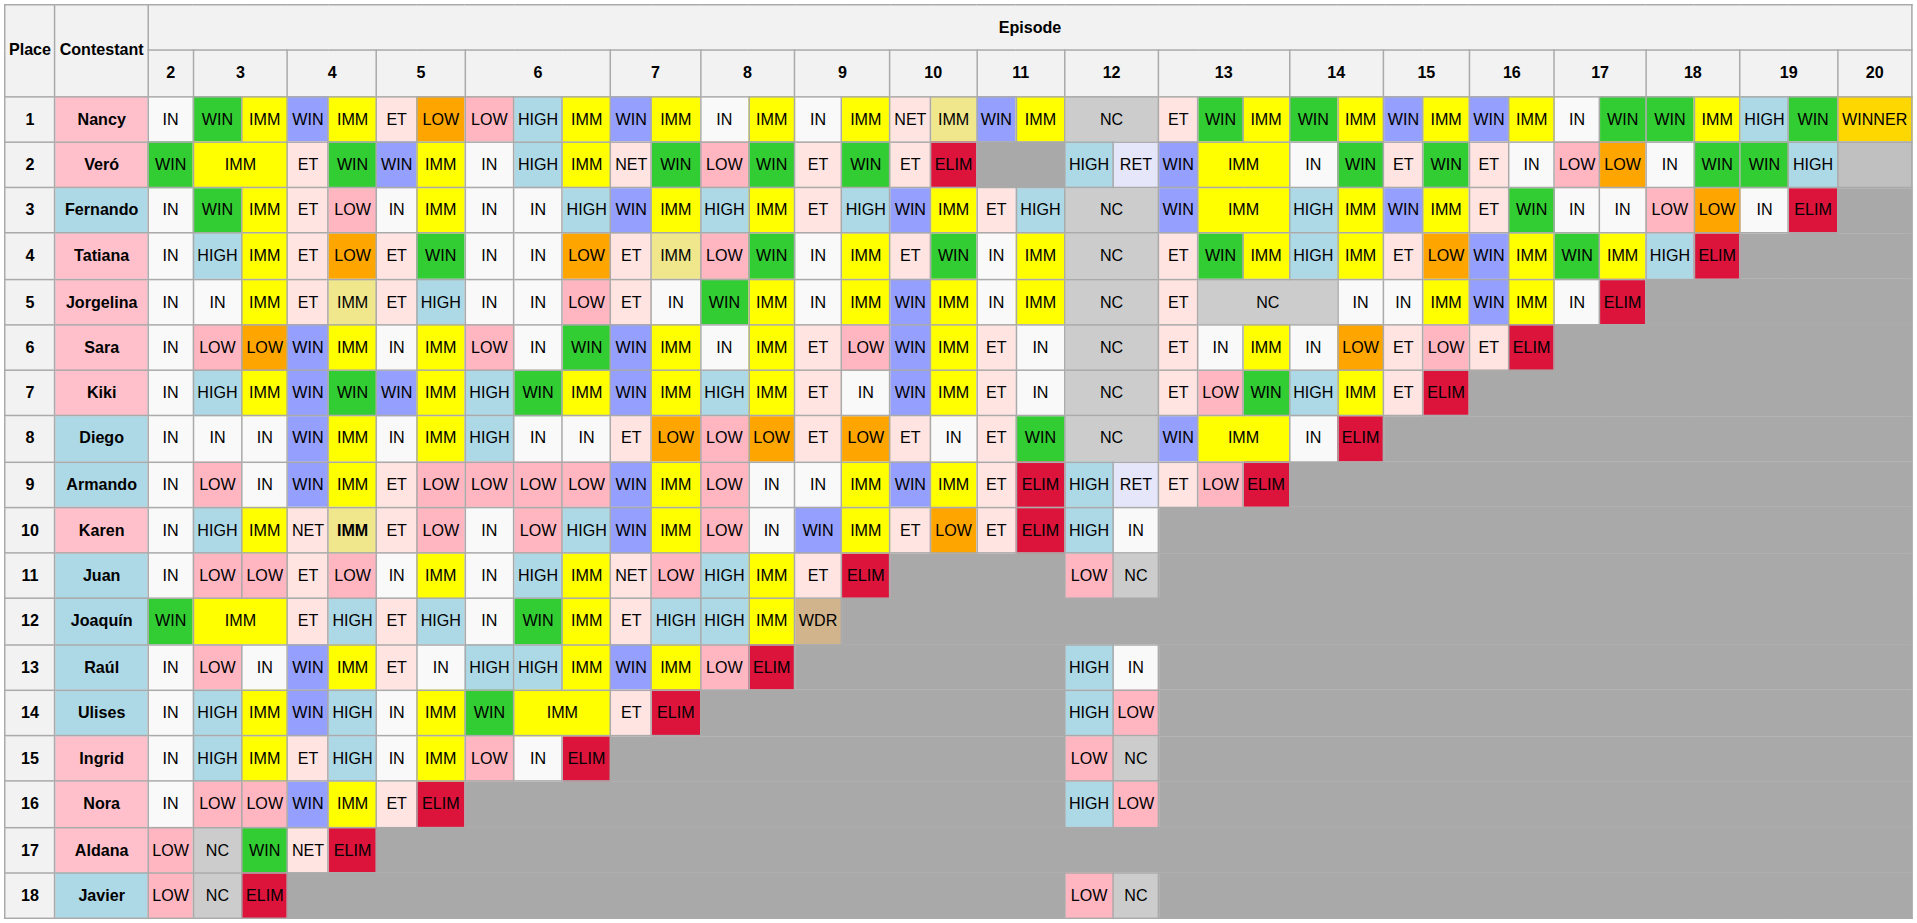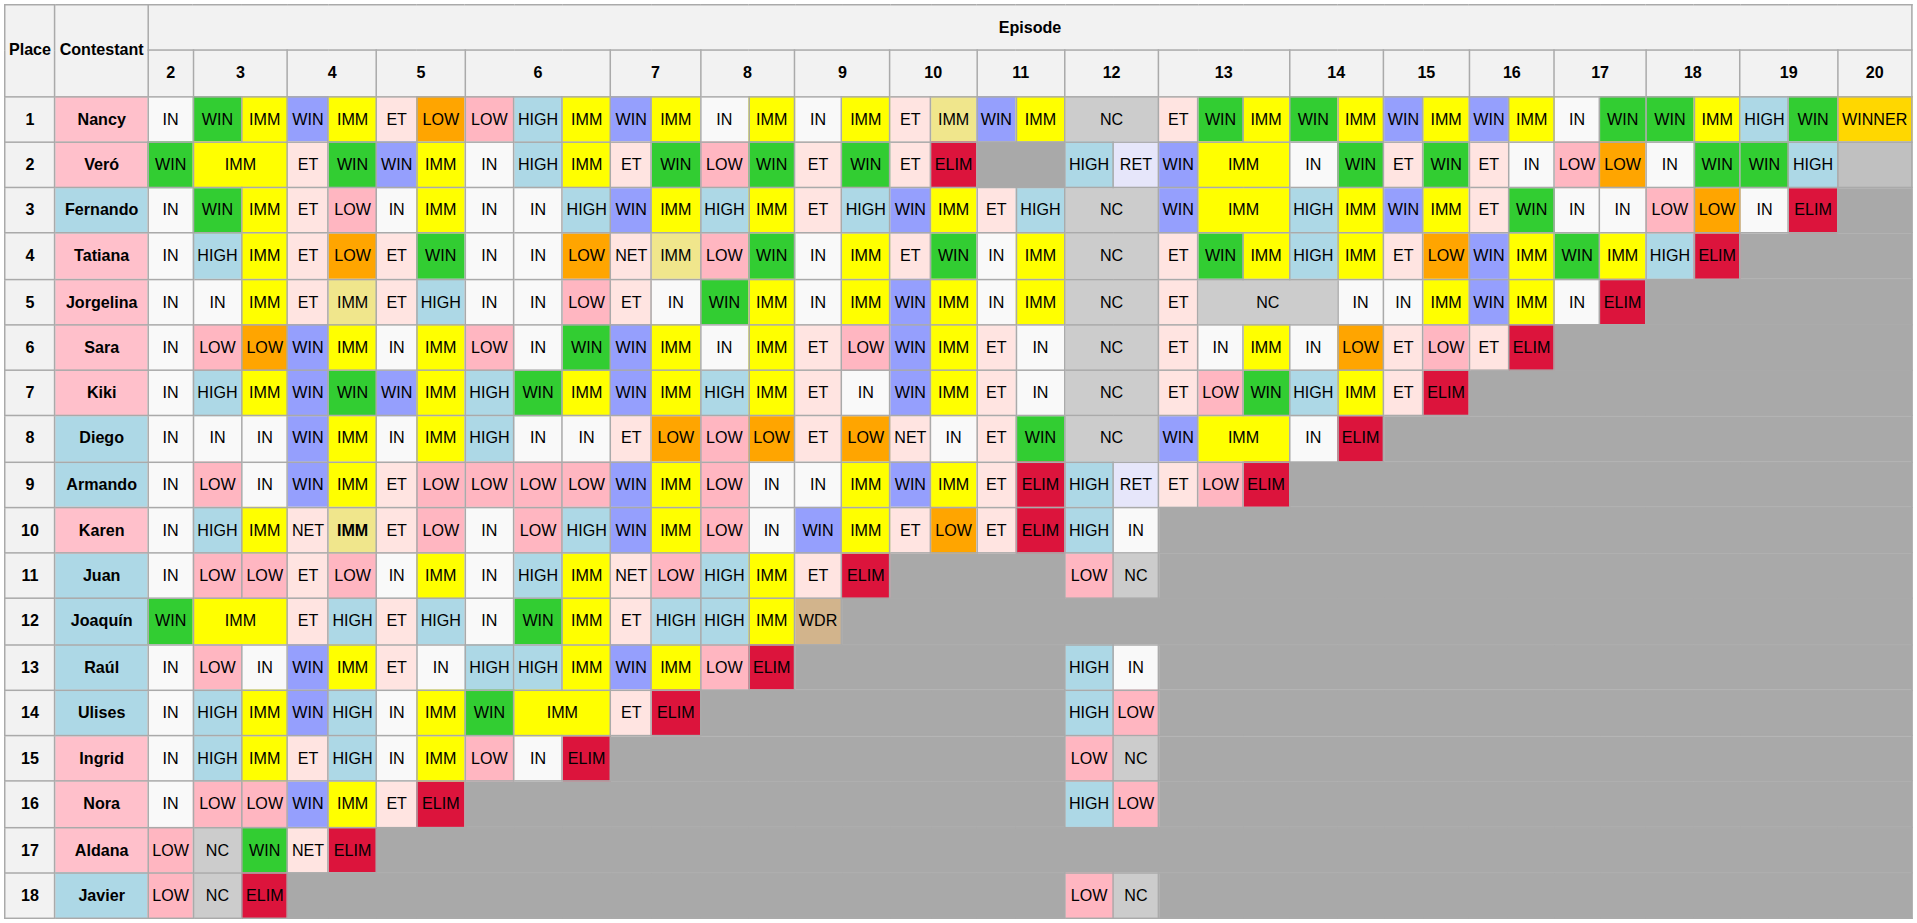(910, 118) NET -> (910, 118) ET
(631, 164) NET -> (631, 164) ET
(631, 255) ET -> (631, 255) NET
(910, 438) ET -> (910, 438) NET
